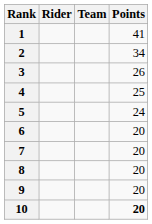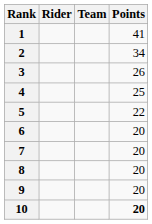(139, 111) 24 -> (139, 111) 22
